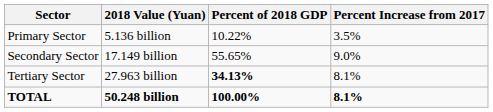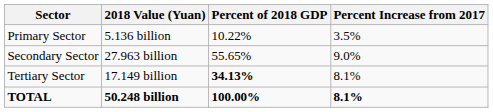(141, 55) 17.149 billion -> (141, 55) 27.963 billion
(141, 76) 27.963 billion -> (141, 76) 17.149 billion
